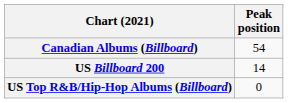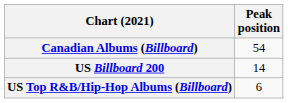(259, 87) 0 -> (259, 87) 6
